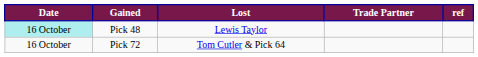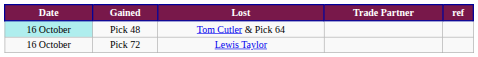(241, 29) Lewis Taylor -> (241, 29) Tom Cutler & Pick 64
(241, 45) Tom Cutler & Pick 64 -> (241, 45) Lewis Taylor
